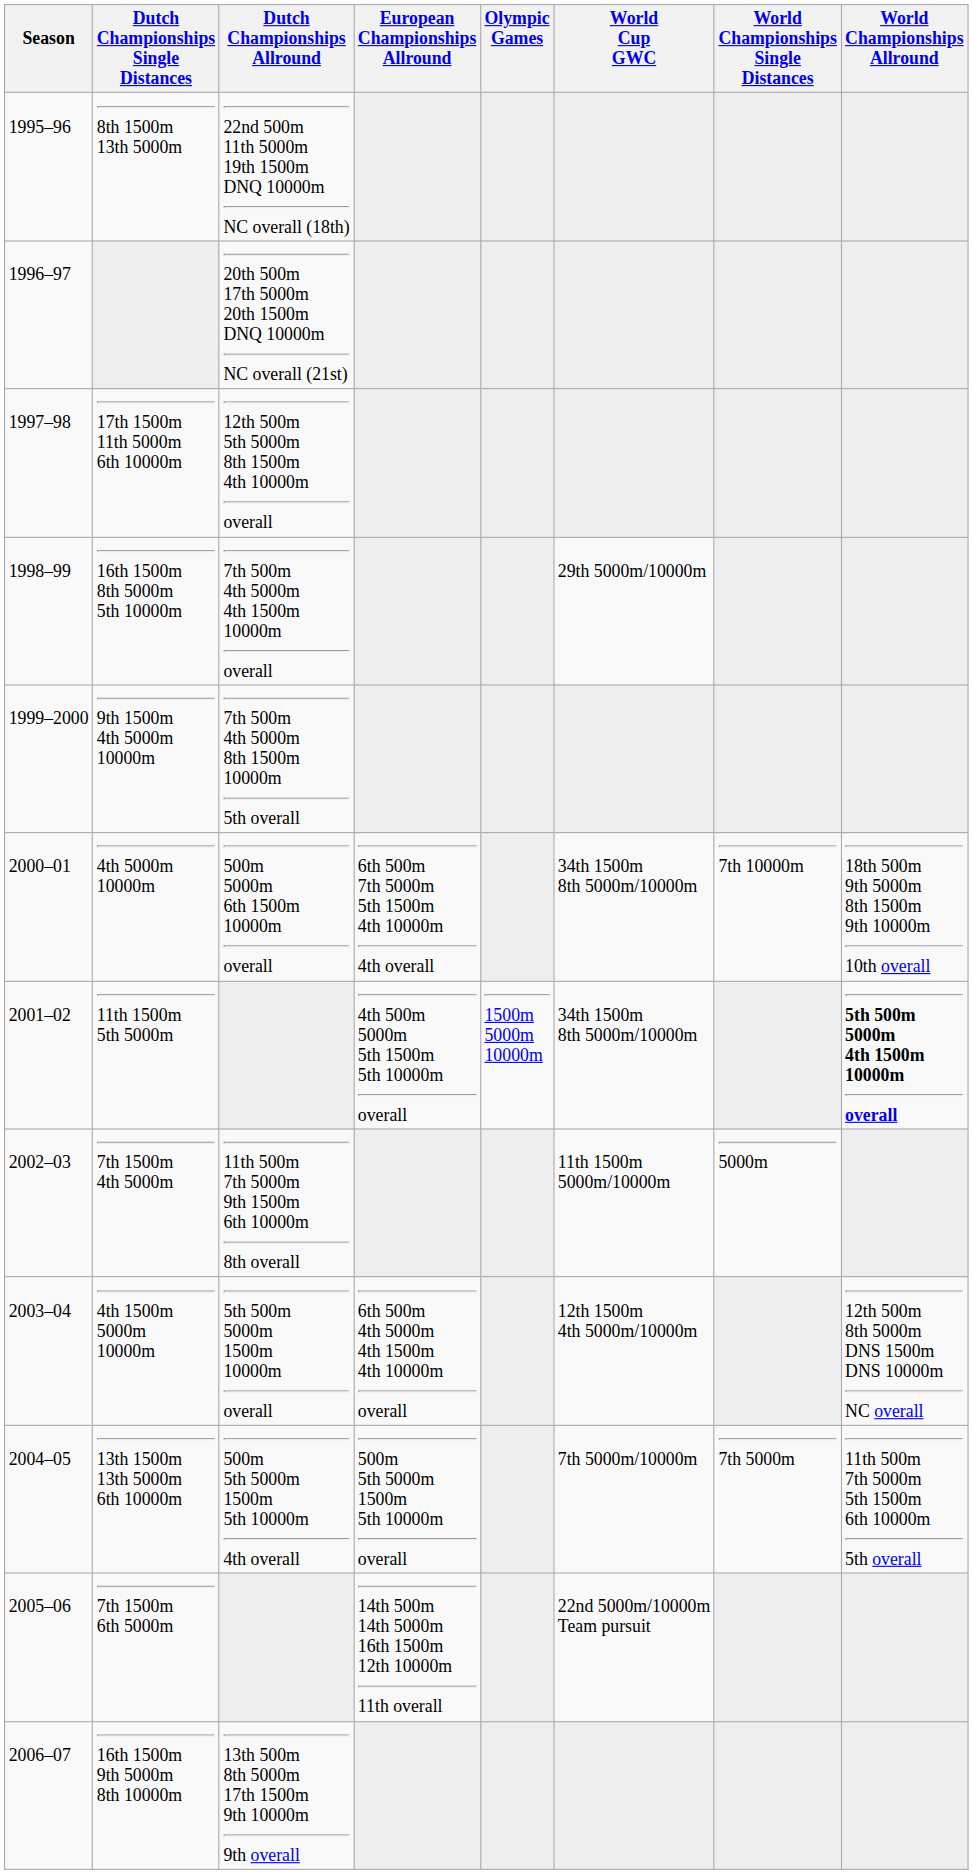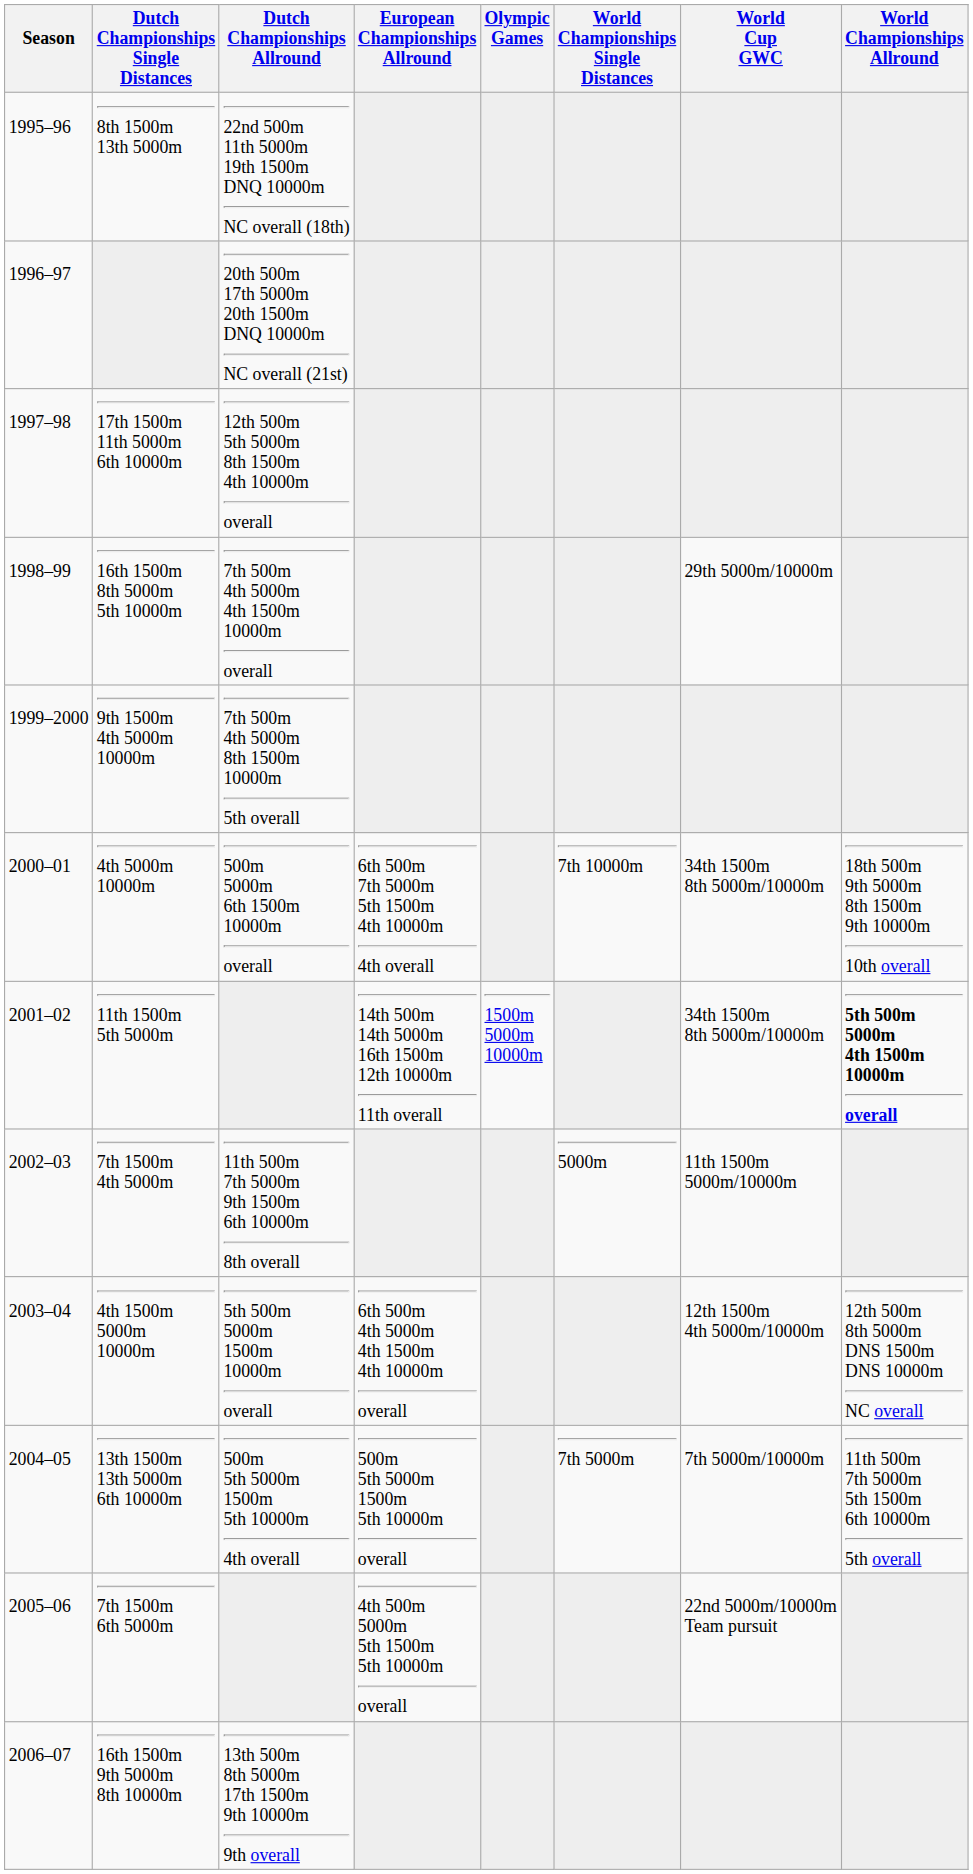columns swapped: (634, 38) <-> (778, 48)
(417, 1059) 4th 500m 5000m 5th 1500m 5th 10000m overall -> (417, 1059) 14th 500m 14th 5000m 16th 1500m 12th 10000m 11th overall
(417, 1651) 14th 500m 14th 5000m 16th 1500m 12th 10000m 11th overall -> (417, 1651) 4th 500m 5000m 5th 1500m 5th 10000m overall
